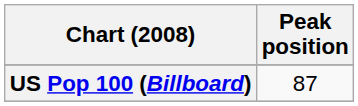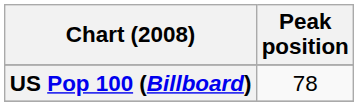(305, 82) 87 -> (305, 82) 78
